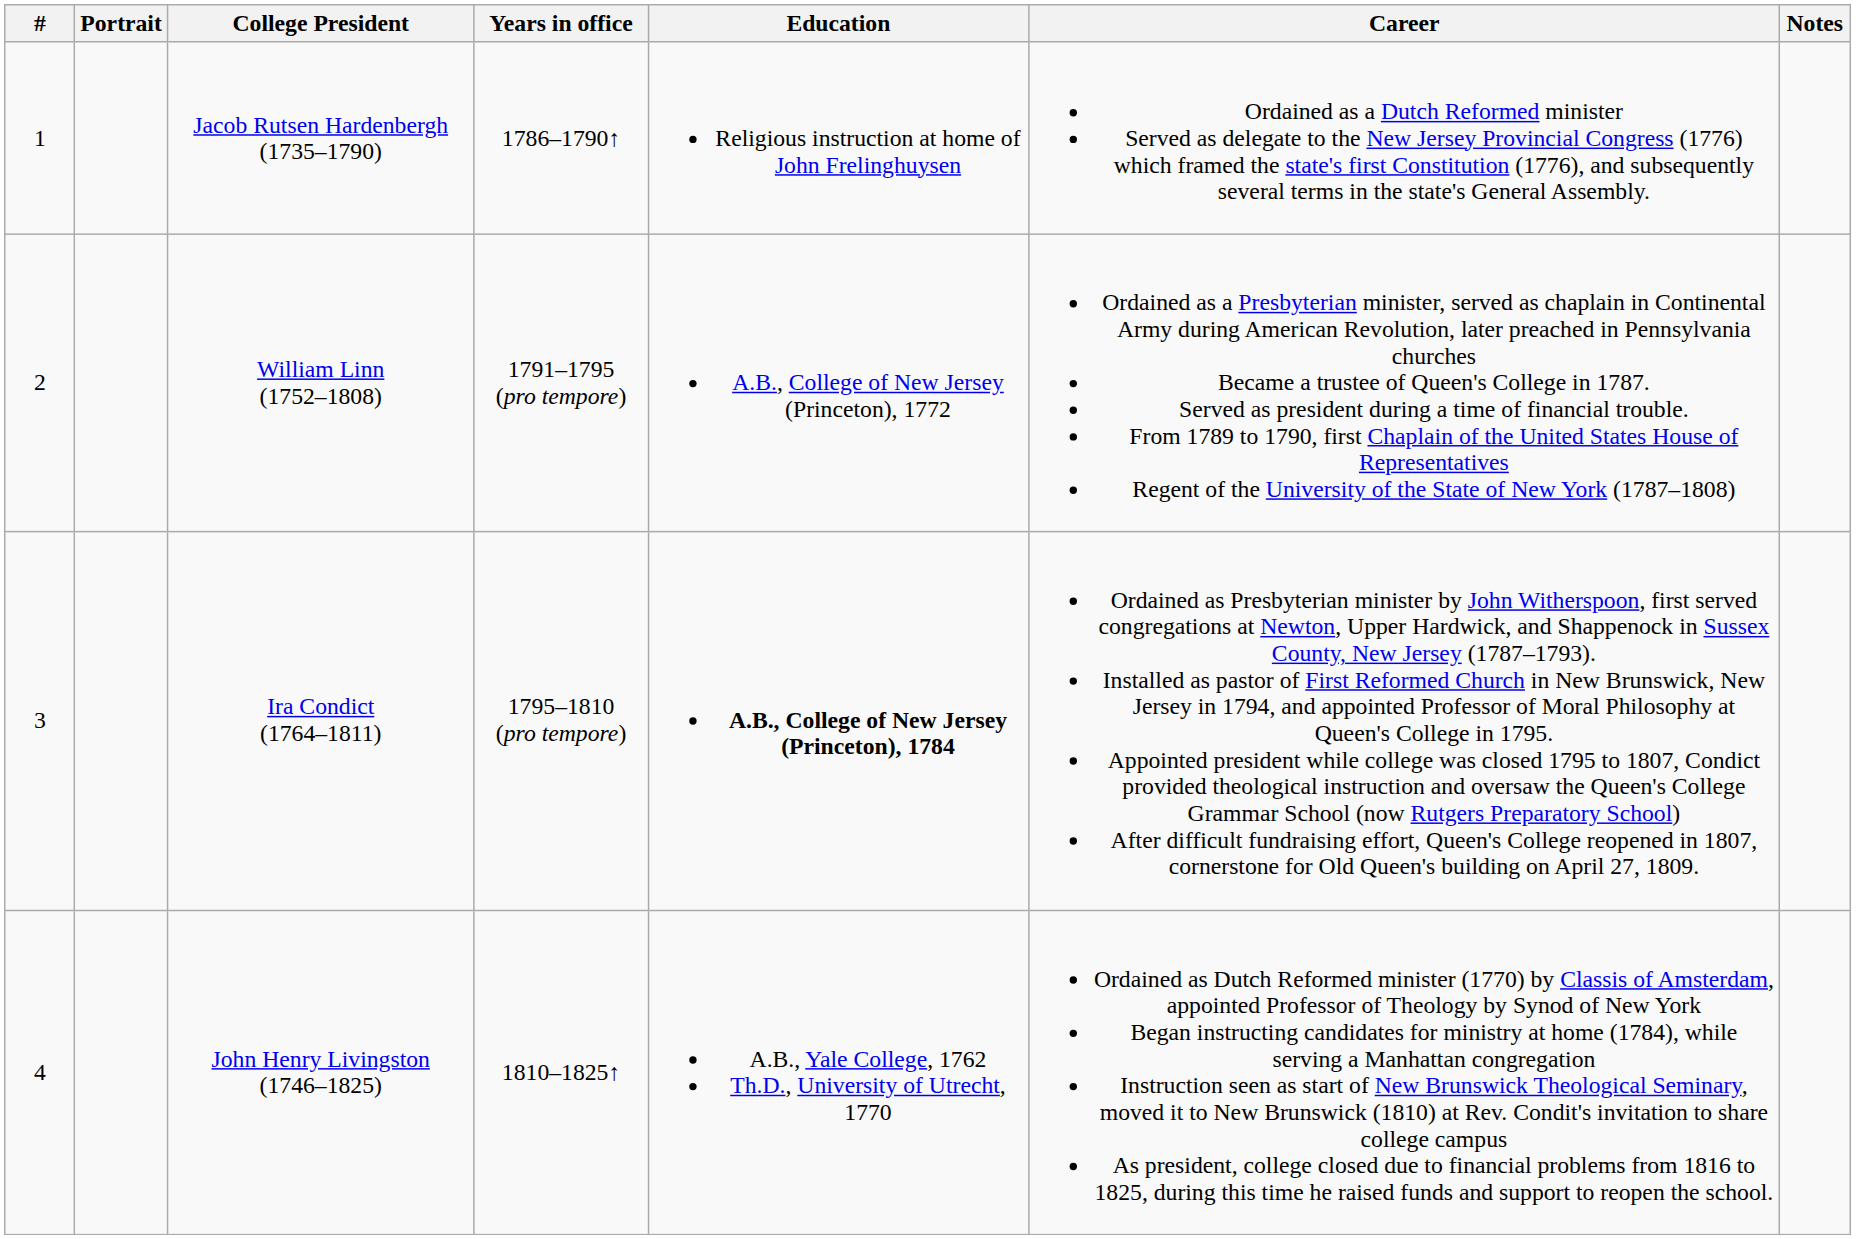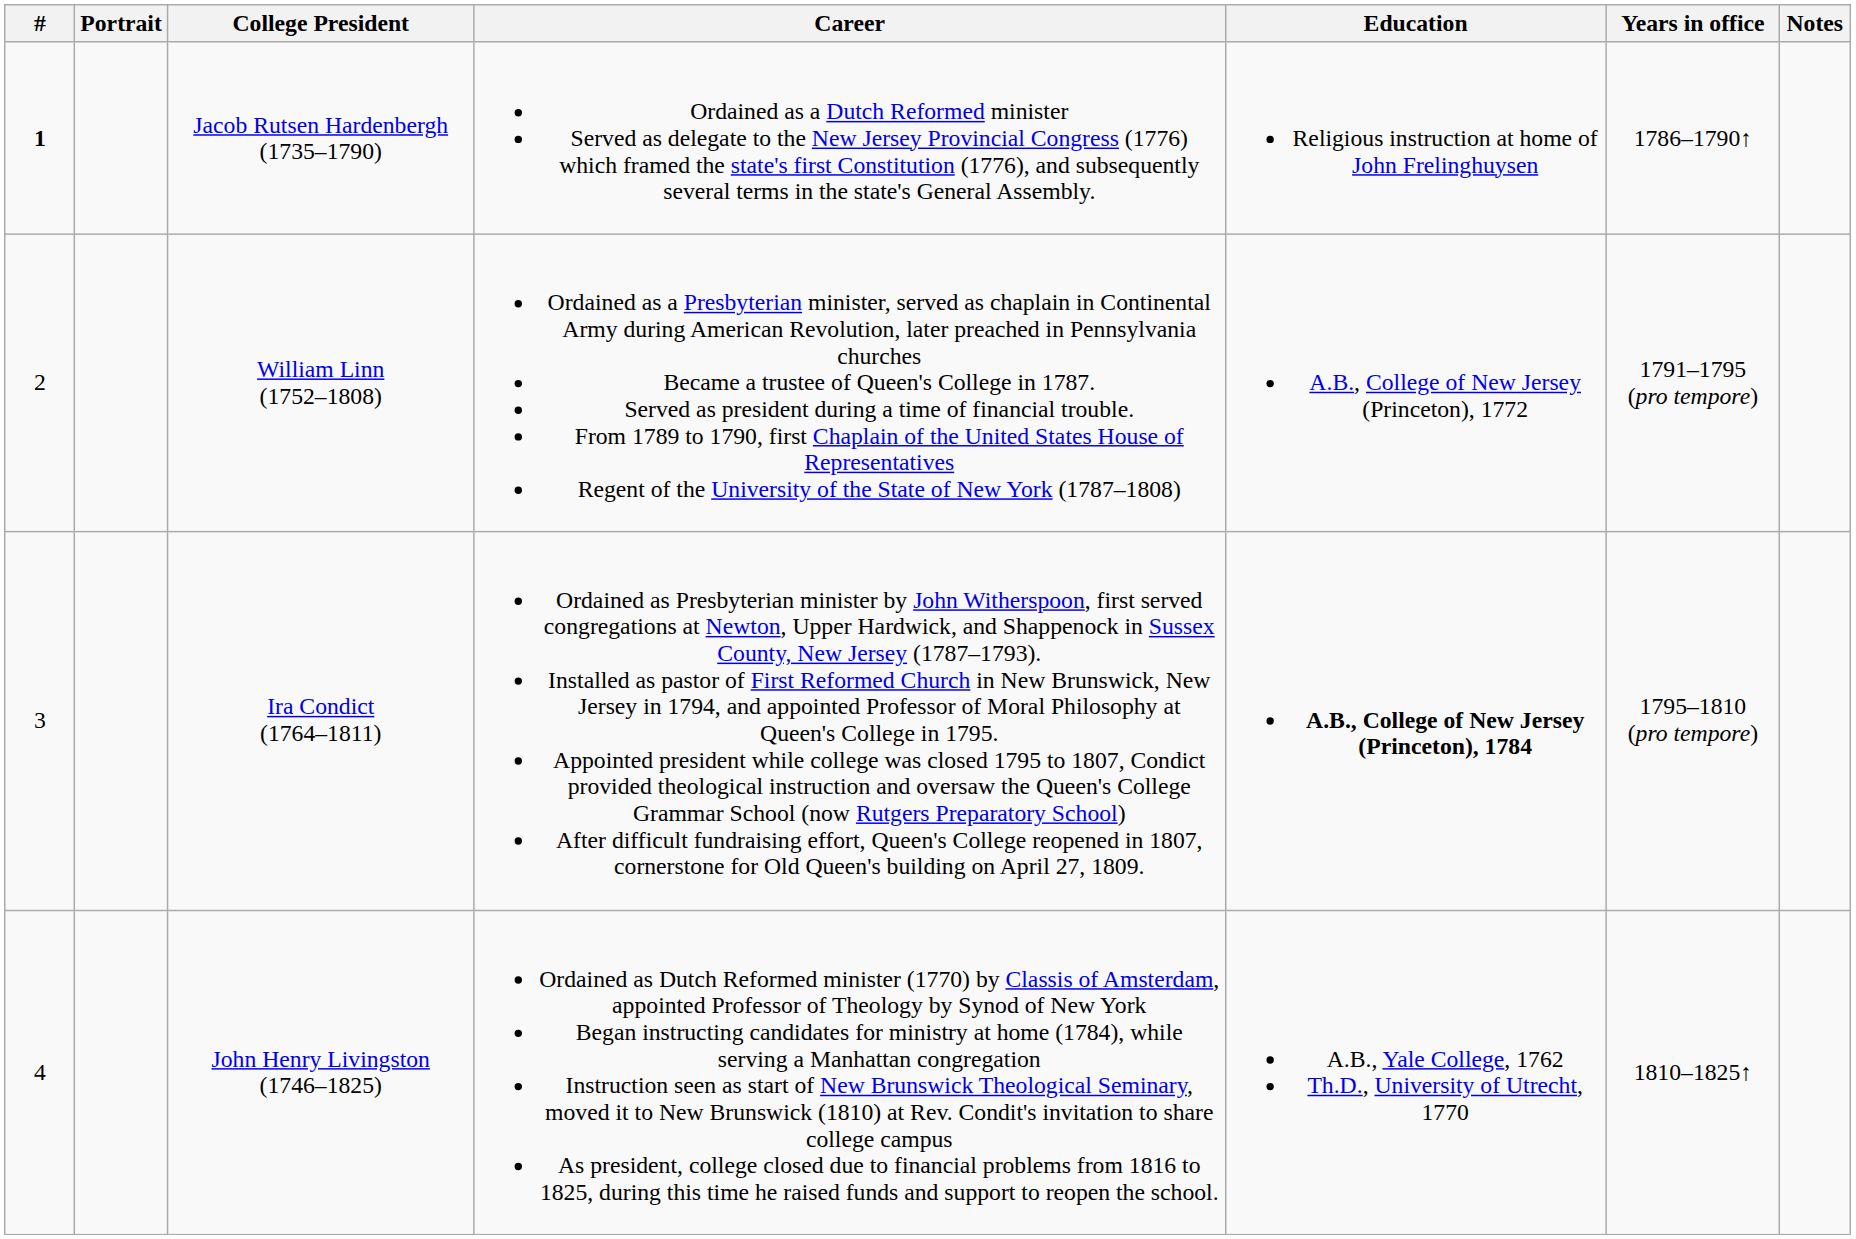columns swapped: (561, 23) <-> (1404, 23)
(40, 137) normal -> (40, 137) bold
